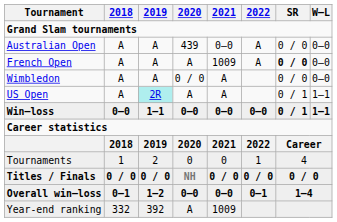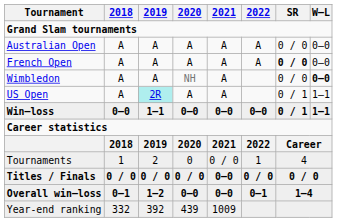(190, 45) 439 -> (190, 45) A
(224, 45) 0–0 -> (224, 45) A
(224, 61) 1009 -> (224, 61) A
(190, 78) 0 / 0 -> (190, 78) NH
(321, 78) normal -> (321, 78) bold
(224, 160) 0 -> (224, 160) 0 / 0
(190, 176) NH -> (190, 176) 0 / 0
(224, 176) 0 / 0 -> (224, 176) 0–0
(190, 209) A -> (190, 209) 439
